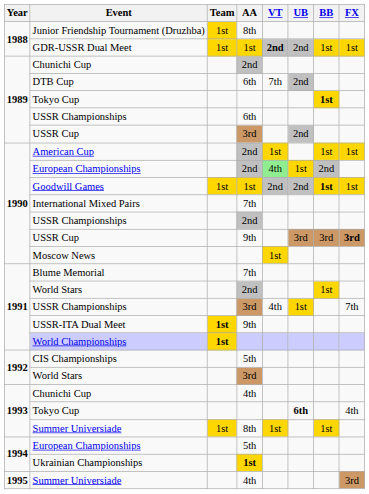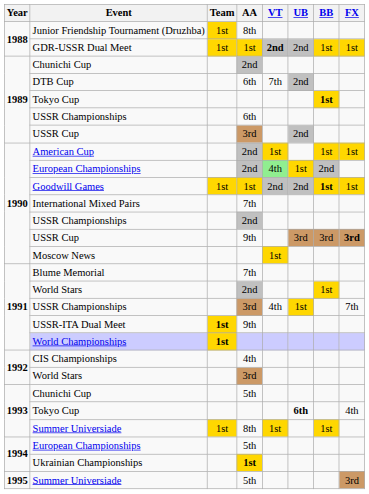(250, 359) 5th -> (250, 359) 4th
(250, 393) 4th -> (250, 393) 5th
(250, 480) 4th -> (250, 480) 5th
